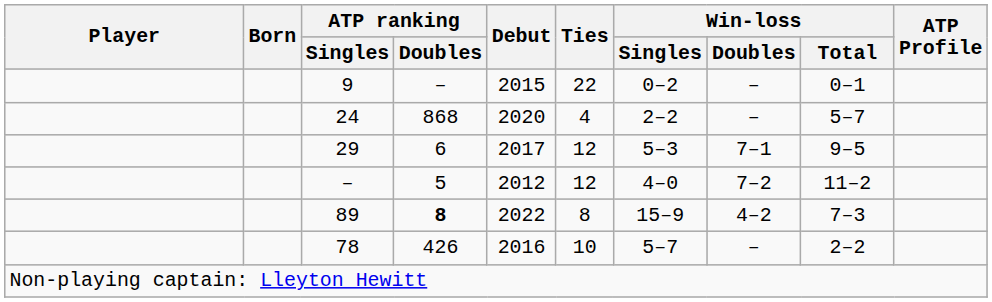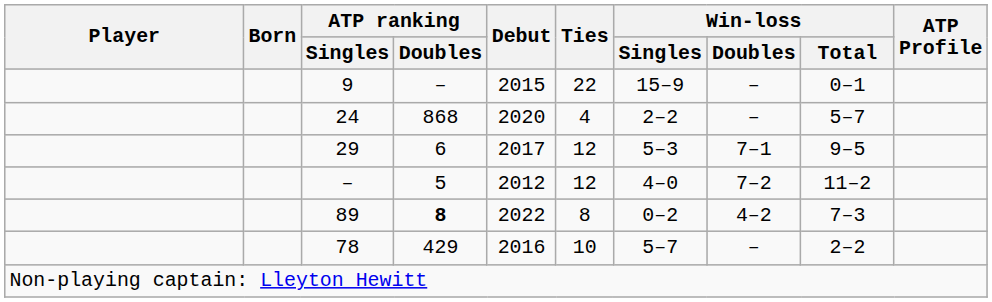(660, 86) 0–2 -> (660, 86) 15–9
(660, 215) 15–9 -> (660, 215) 0–2
(440, 248) 426 -> (440, 248) 429
